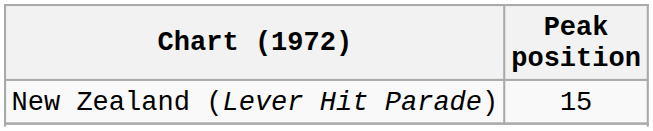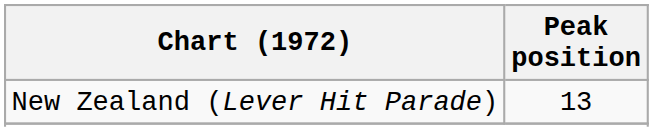(576, 102) 15 -> (576, 102) 13
